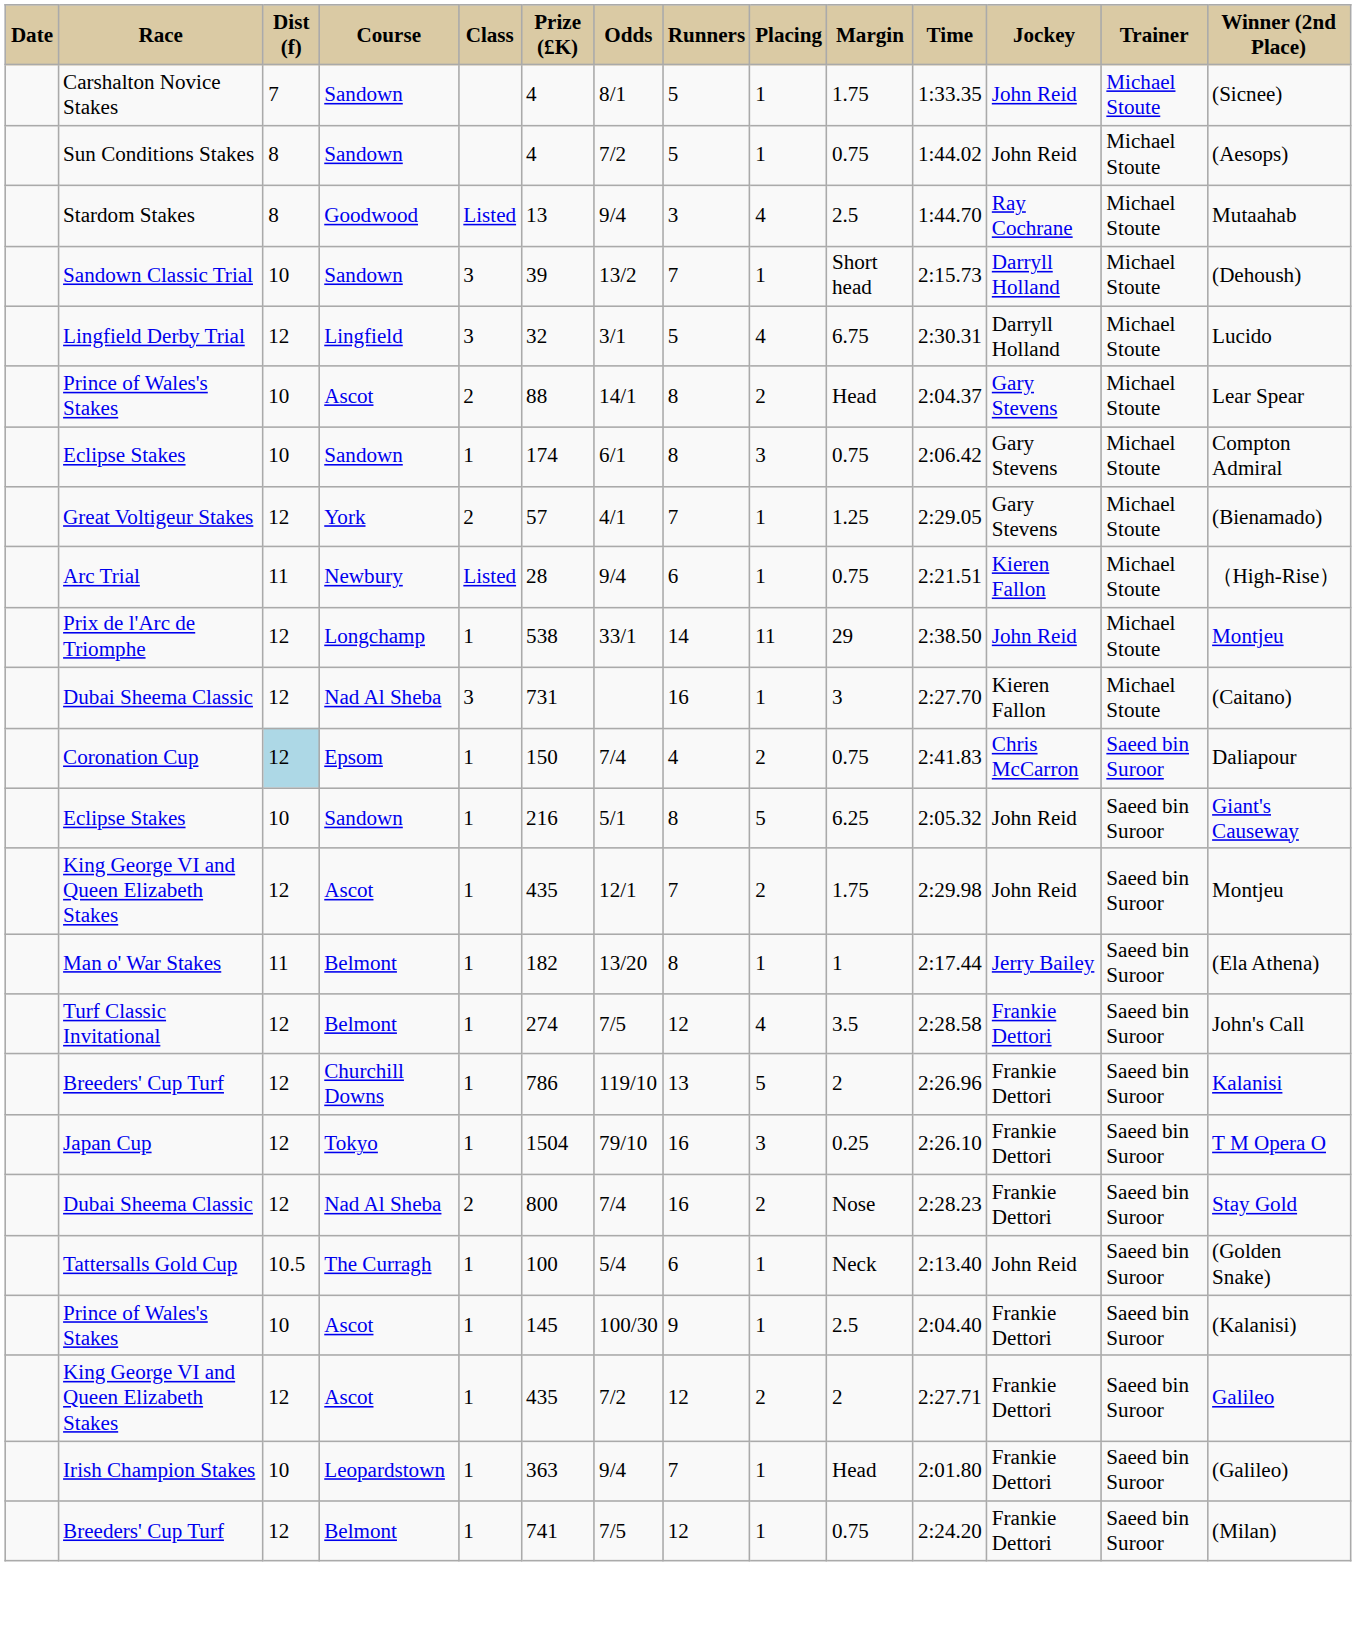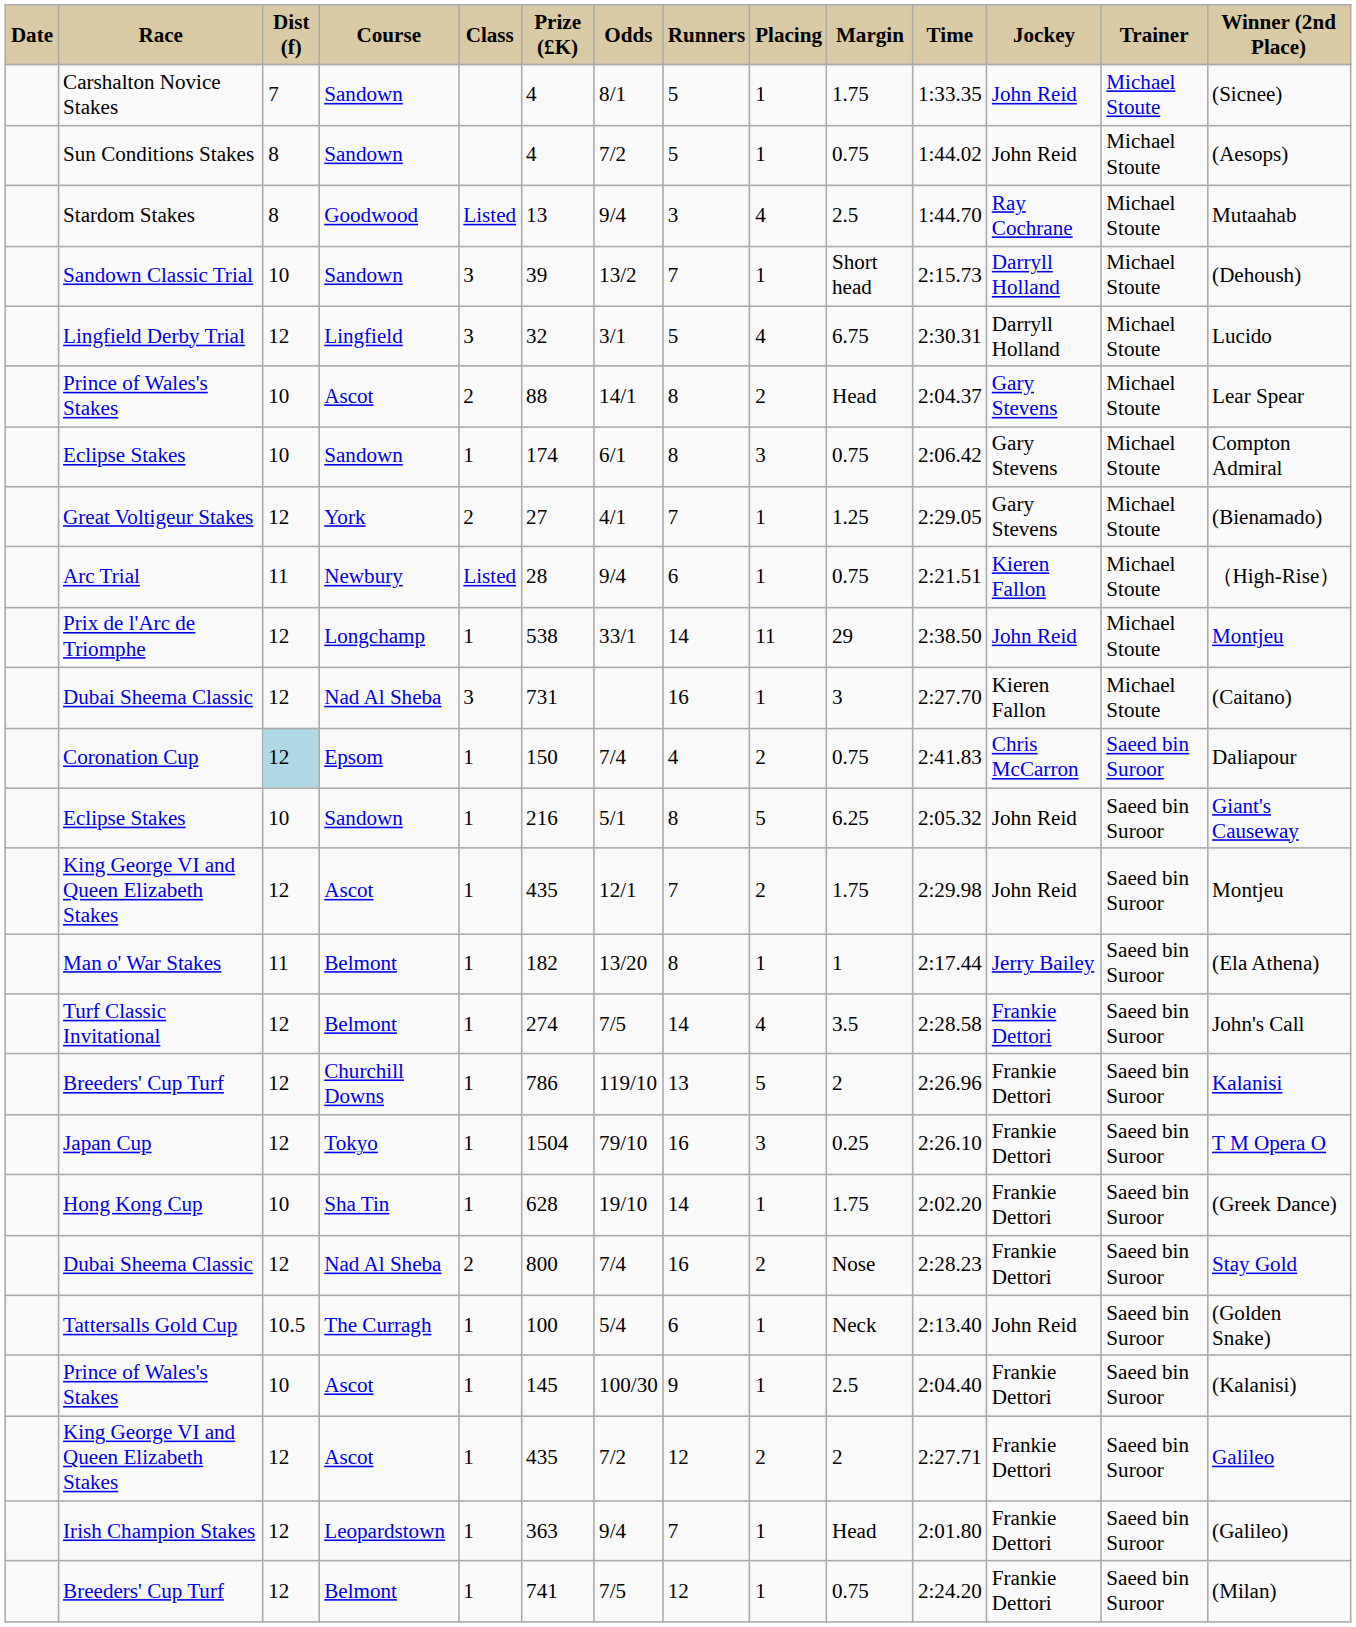(537, 517) 57 -> (537, 517) 27
(678, 1024) 12 -> (678, 1024) 14
+ row: (133, 1204)
(279, 1471) 10 -> (279, 1531) 12
